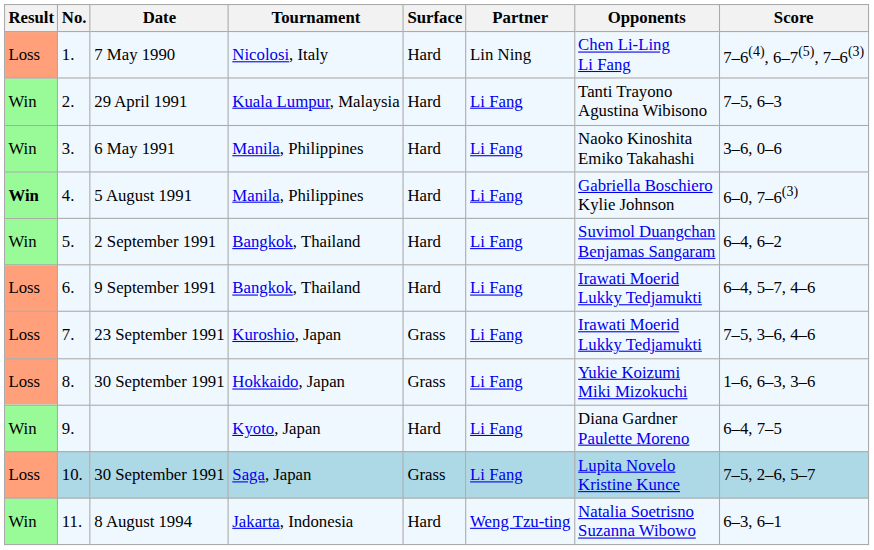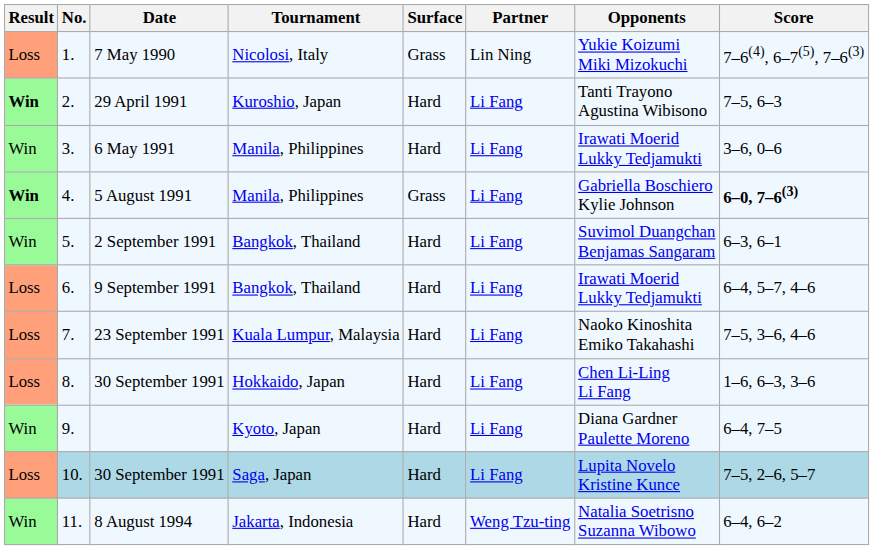(424, 54) Hard -> (426, 54) Grass
(624, 54) Chen Li-Ling Li Fang -> (633, 54) Yukie Koizumi Miki Mizokuchi
(23, 101) normal -> (24, 101) bold
(316, 101) Kuala Lumpur, Malaysia -> (287, 101) Kuroshio, Japan
(636, 147) Naoko Kinoshita Emiko Takahashi -> (640, 147) Irawati Moerid Lukky Tedjamukti
(424, 194) Hard -> (426, 194) Grass
(761, 194) normal -> (761, 194) bold
(753, 241) 6–4, 6–2 -> (753, 241) 6–3, 6–1
(287, 334) Kuroshio, Japan -> (316, 334) Kuala Lumpur, Malaysia
(426, 334) Grass -> (424, 334) Hard
(640, 334) Irawati Moerid Lukky Tedjamukti -> (636, 334) Naoko Kinoshita Emiko Takahashi
(426, 381) Grass -> (424, 381) Hard
(633, 381) Yukie Koizumi Miki Mizokuchi -> (624, 381) Chen Li-Ling Li Fang
(426, 474) Grass -> (424, 474) Hard
(753, 520) 6–3, 6–1 -> (753, 520) 6–4, 6–2
